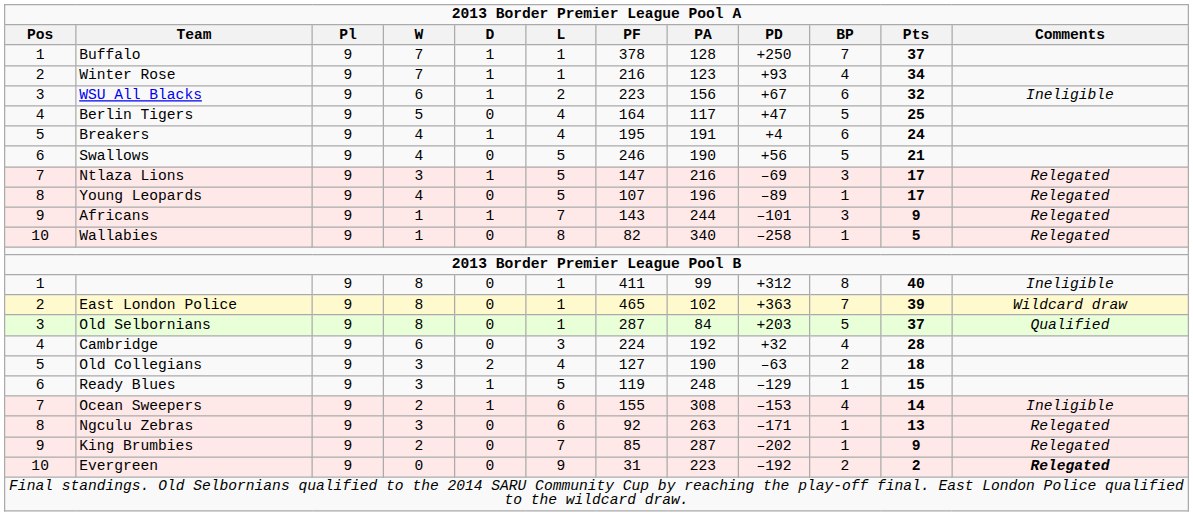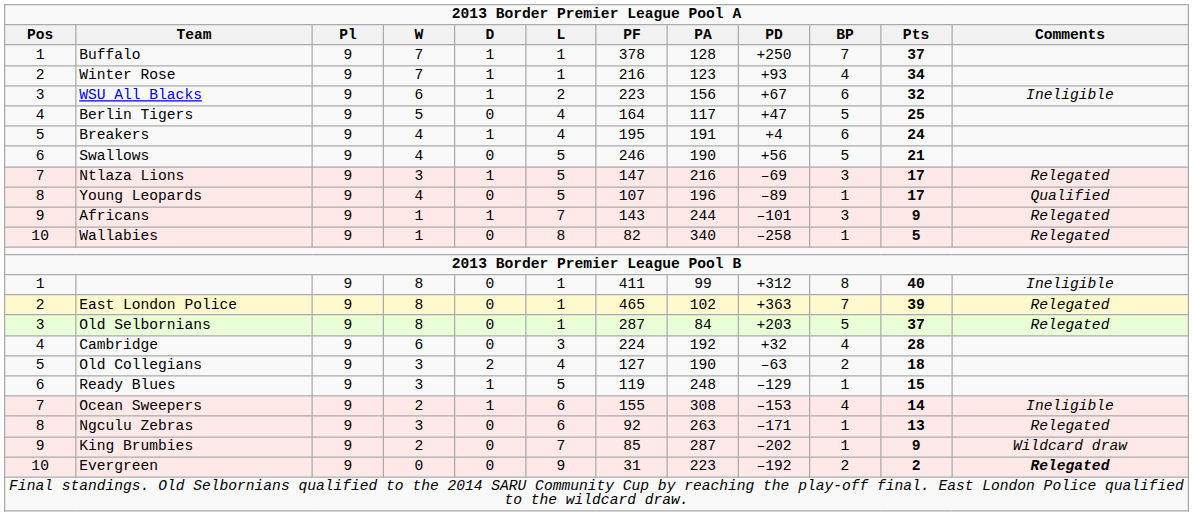(1070, 196) Relegated -> (1070, 196) Qualified
(1070, 304) Wildcard draw -> (1070, 304) Relegated
(1070, 325) Qualified -> (1070, 325) Relegated
(1070, 446) Relegated -> (1070, 446) Wildcard draw
